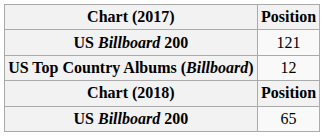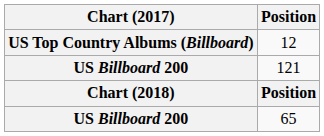rows swapped: (289, 42) <-> (289, 67)
